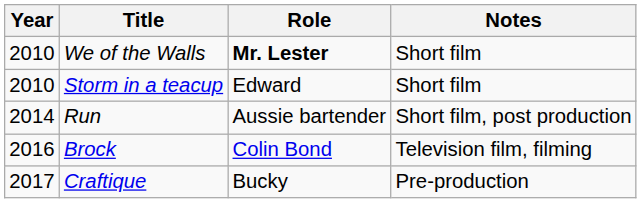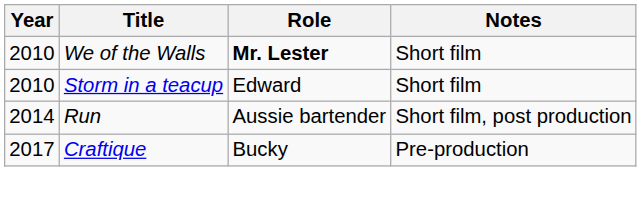- row: (90, 149)
